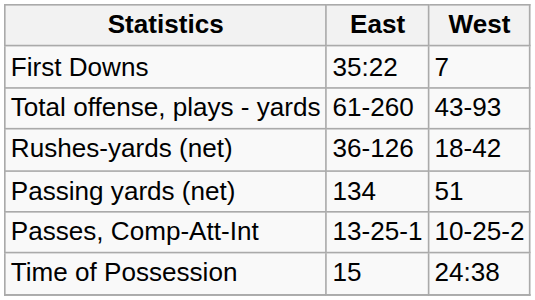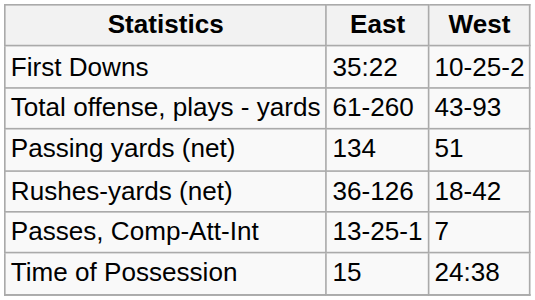(442, 66) 7 -> (479, 66) 10-25-2
rows swapped: (122, 149) <-> (123, 190)
(479, 231) 10-25-2 -> (442, 231) 7
